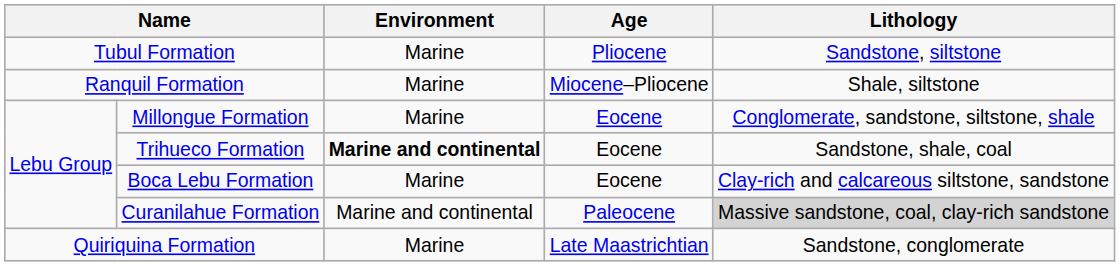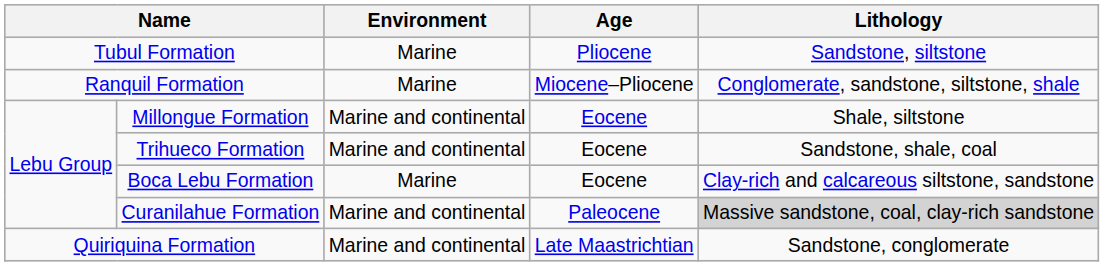(914, 85) Shale, siltstone -> (899, 85) Conglomerate, sandstone, siltstone, shale
(435, 117) Marine -> (427, 117) Marine and continental
(914, 117) Conglomerate, sandstone, siltstone, shale -> (899, 117) Shale, siltstone
(435, 149) bold -> (427, 149) normal
(435, 245) Marine -> (427, 245) Marine and continental
